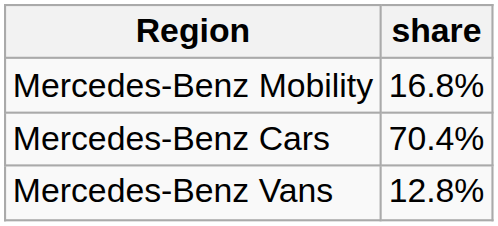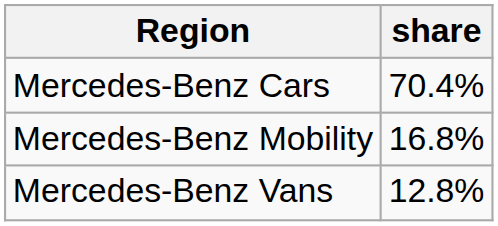rows swapped: (171, 138) <-> (193, 84)
